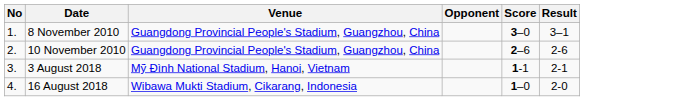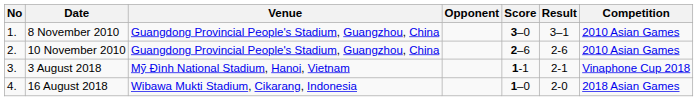+ column: (636, 13)
